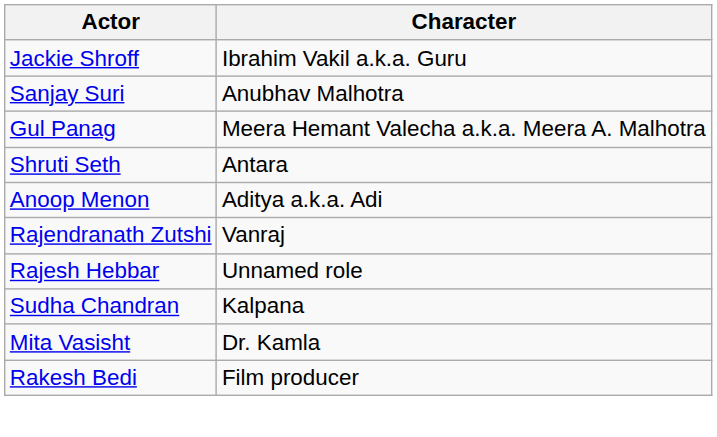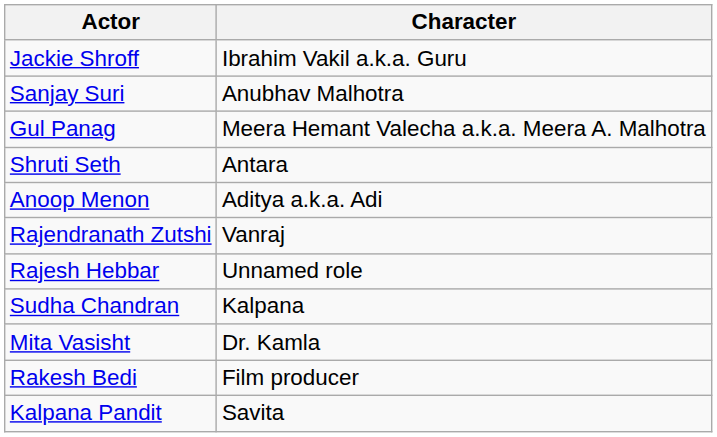+ row: (86, 413)
